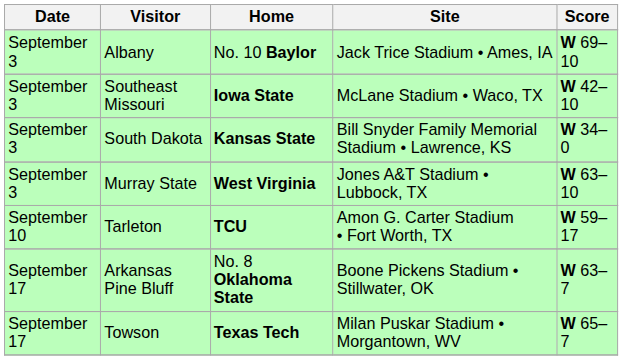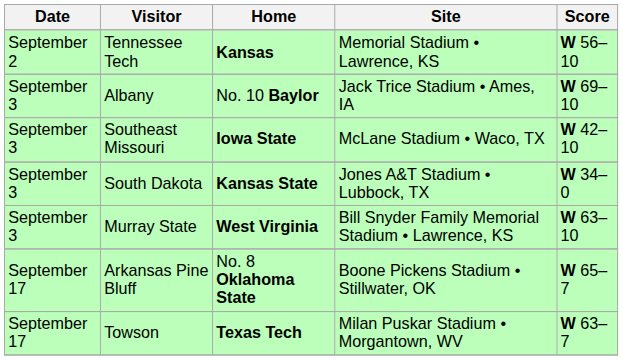+ row: (143, 52)
(437, 139) Bill Snyder Family Memorial Stadium • Lawrence, KS -> (415, 183) Jones A&T Stadium • Lubbock, TX
(413, 183) Jones A&T Stadium • Lubbock, TX -> (439, 227) Bill Snyder Family Memorial Stadium • Lawrence, KS
- row: (133, 227)
(584, 280) W 63–7 -> (584, 280) W 65–7
(584, 333) W 65–7 -> (584, 333) W 63–7
